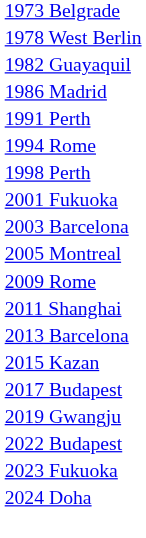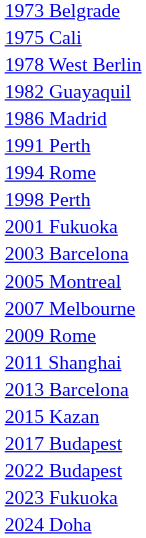+ row: (43, 37)
+ row: (70, 308)
- row: (63, 416)
